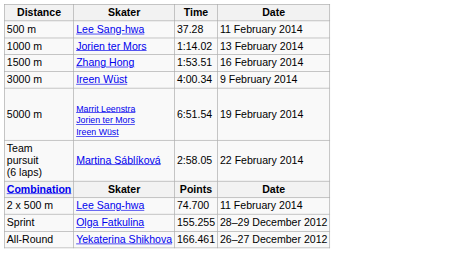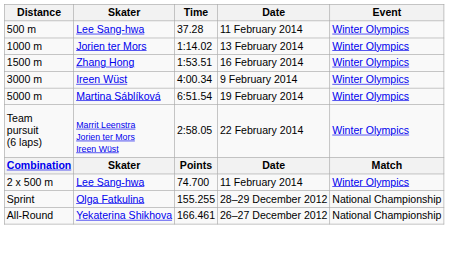+ column: (387, 12)
(106, 121) Marrit Leenstra Jorien ter Mors Ireen Wüst -> (118, 96) Martina Sáblíková
(118, 160) Martina Sáblíková -> (106, 137) Marrit Leenstra Jorien ter Mors Ireen Wüst
